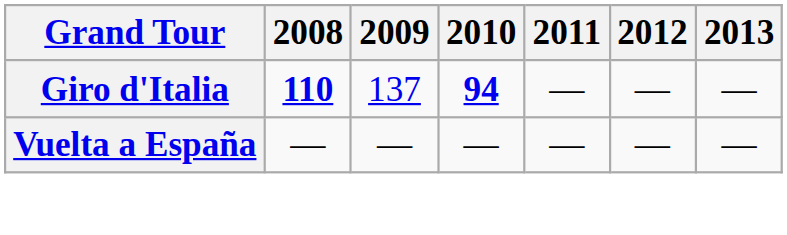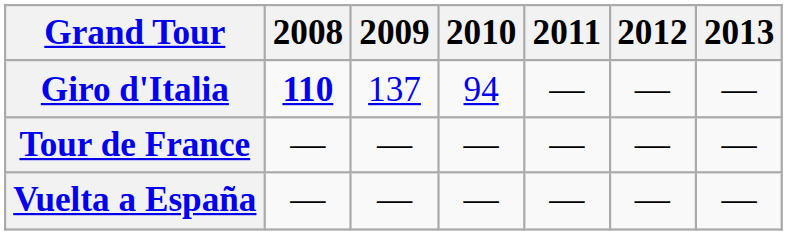(481, 88) bold -> (481, 88) normal
+ row: (135, 144)
